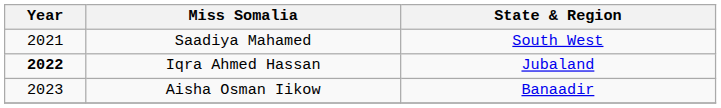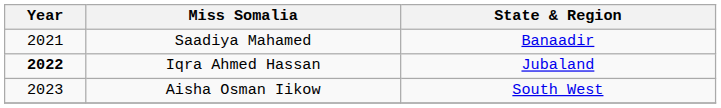(558, 42) South West -> (558, 42) Banaadir
(558, 91) Banaadir -> (558, 91) South West
